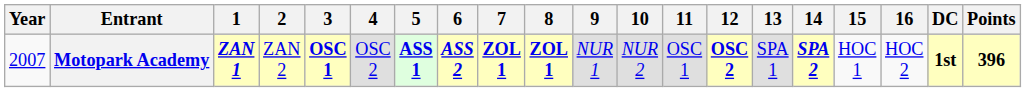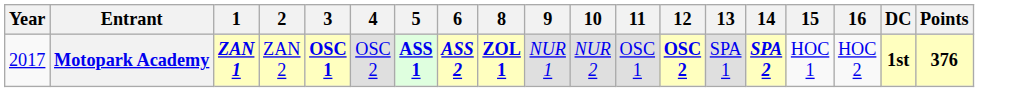- column: (502, 19)
(27, 59) 2007 -> (27, 59) 2017
(991, 59) 396 -> (944, 59) 376
